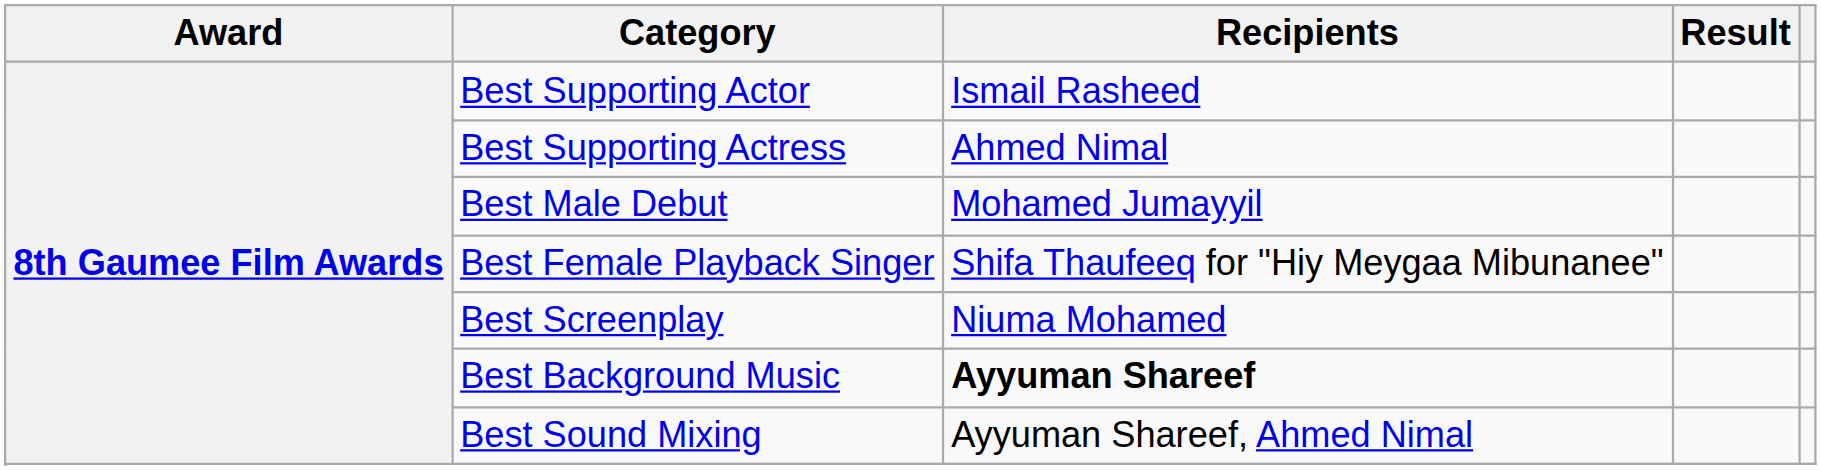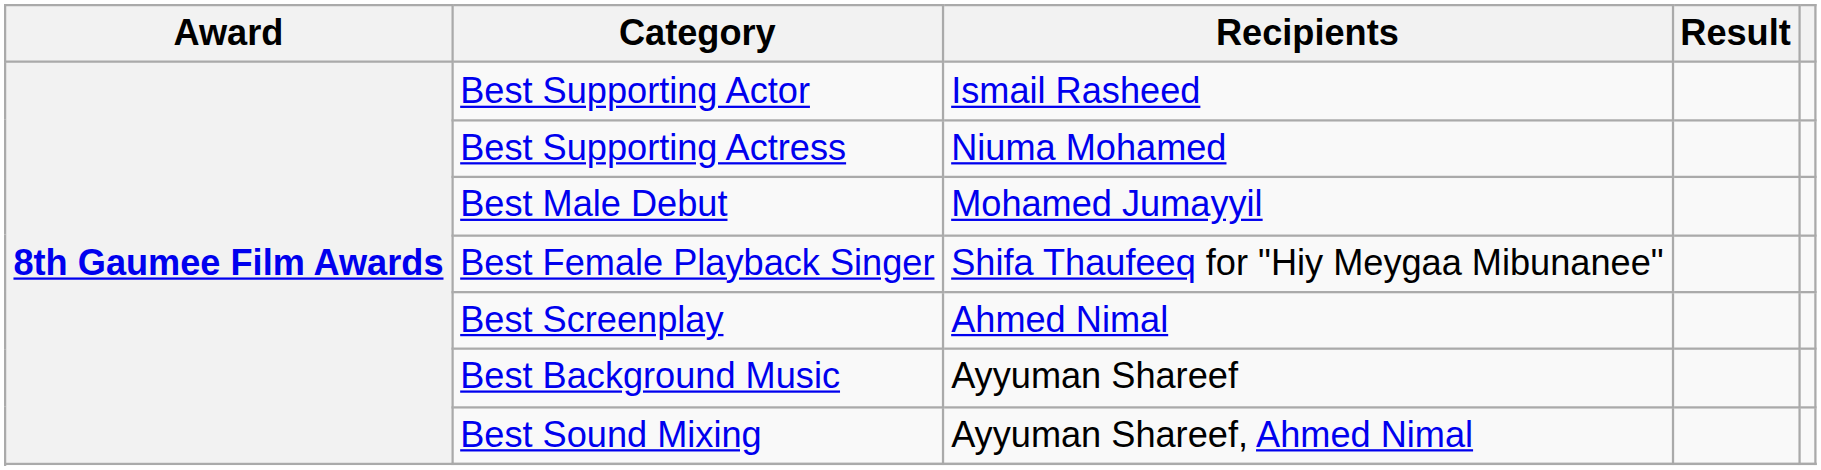(1060, 147) Ahmed Nimal -> (1089, 147) Niuma Mohamed
(1089, 319) Niuma Mohamed -> (1060, 319) Ahmed Nimal
(1103, 377) bold -> (1095, 377) normal
